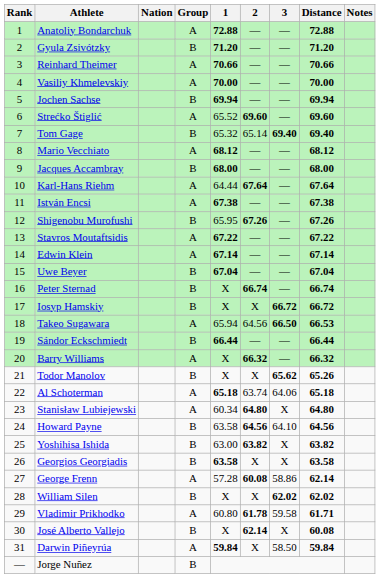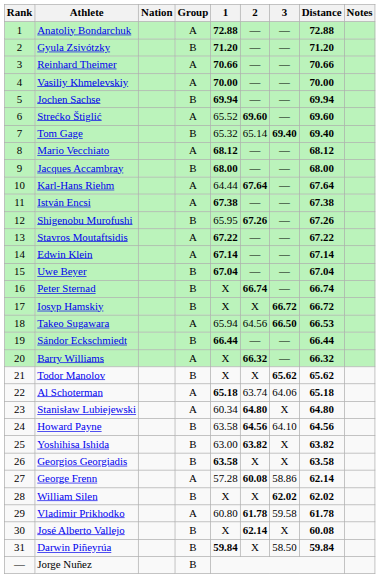(322, 375) 65.26 -> (322, 375) 65.62
(322, 513) 61.71 -> (322, 513) 61.78
(193, 548) A -> (193, 548) B
